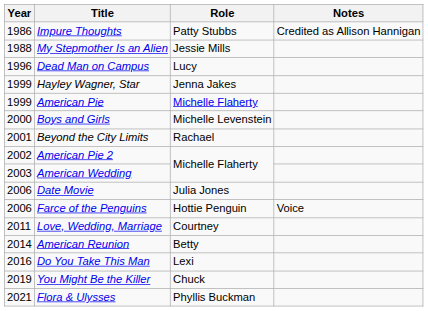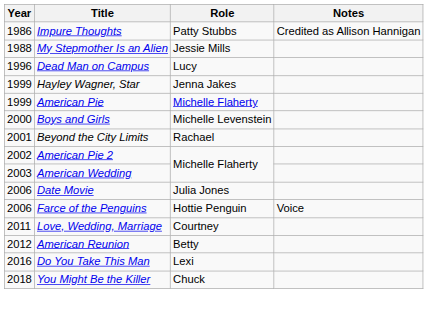(19, 244) 2014 -> (19, 244) 2012
(19, 279) 2019 -> (19, 279) 2018
- row: (76, 297)
